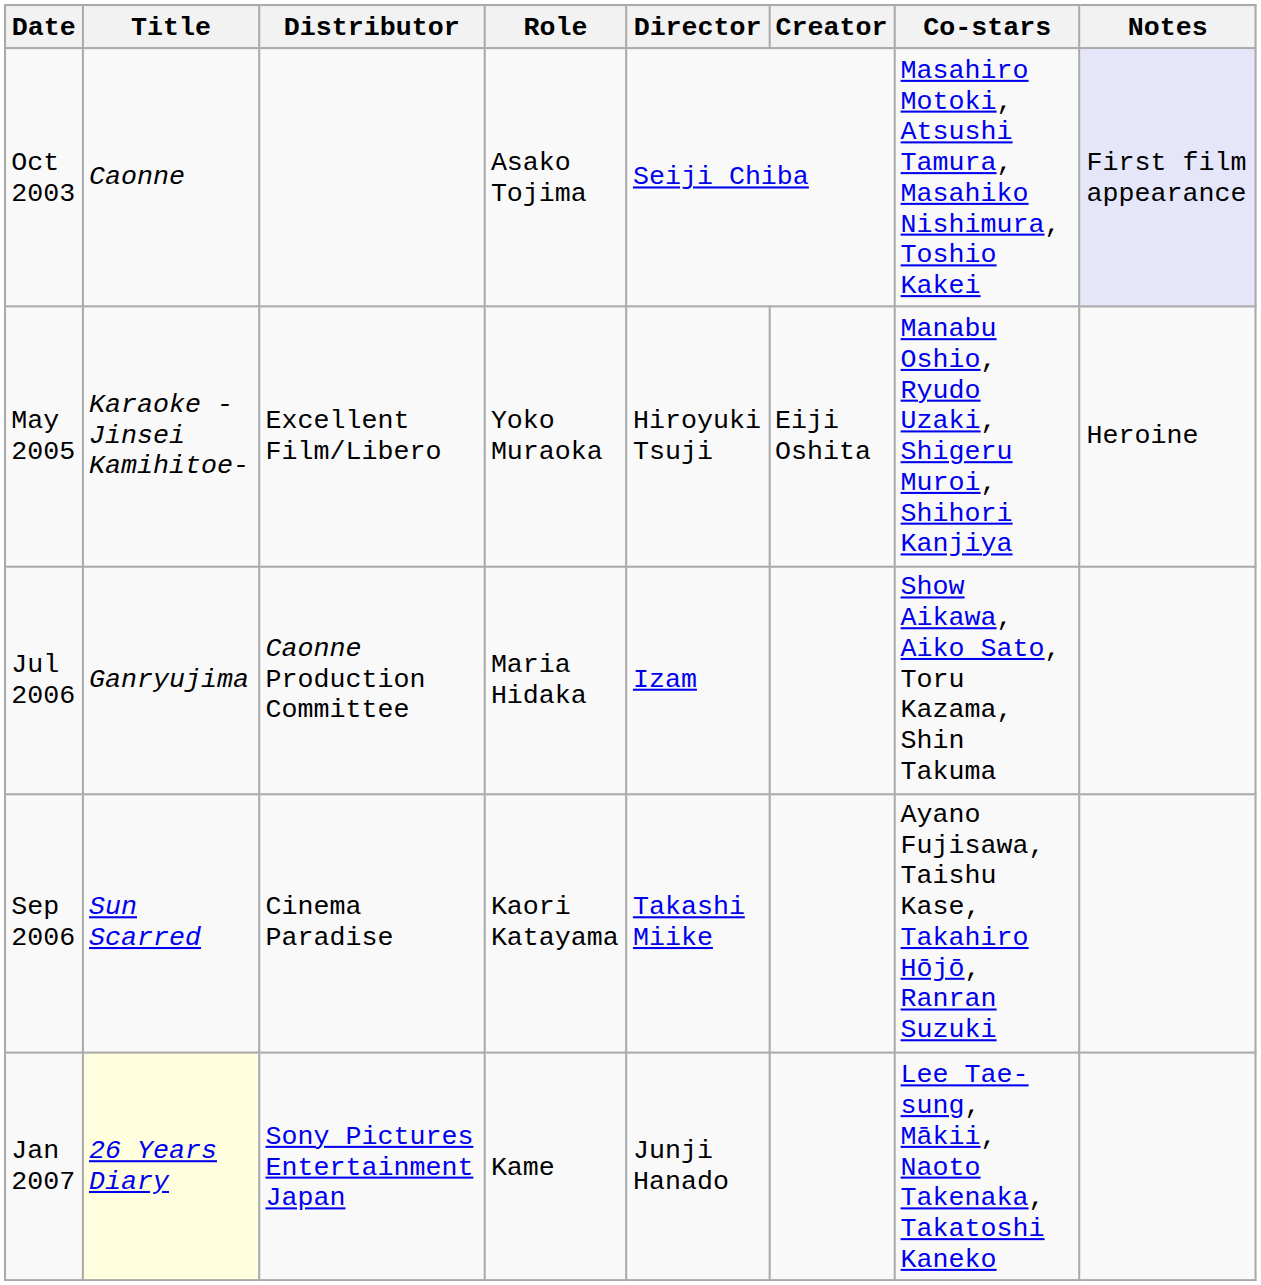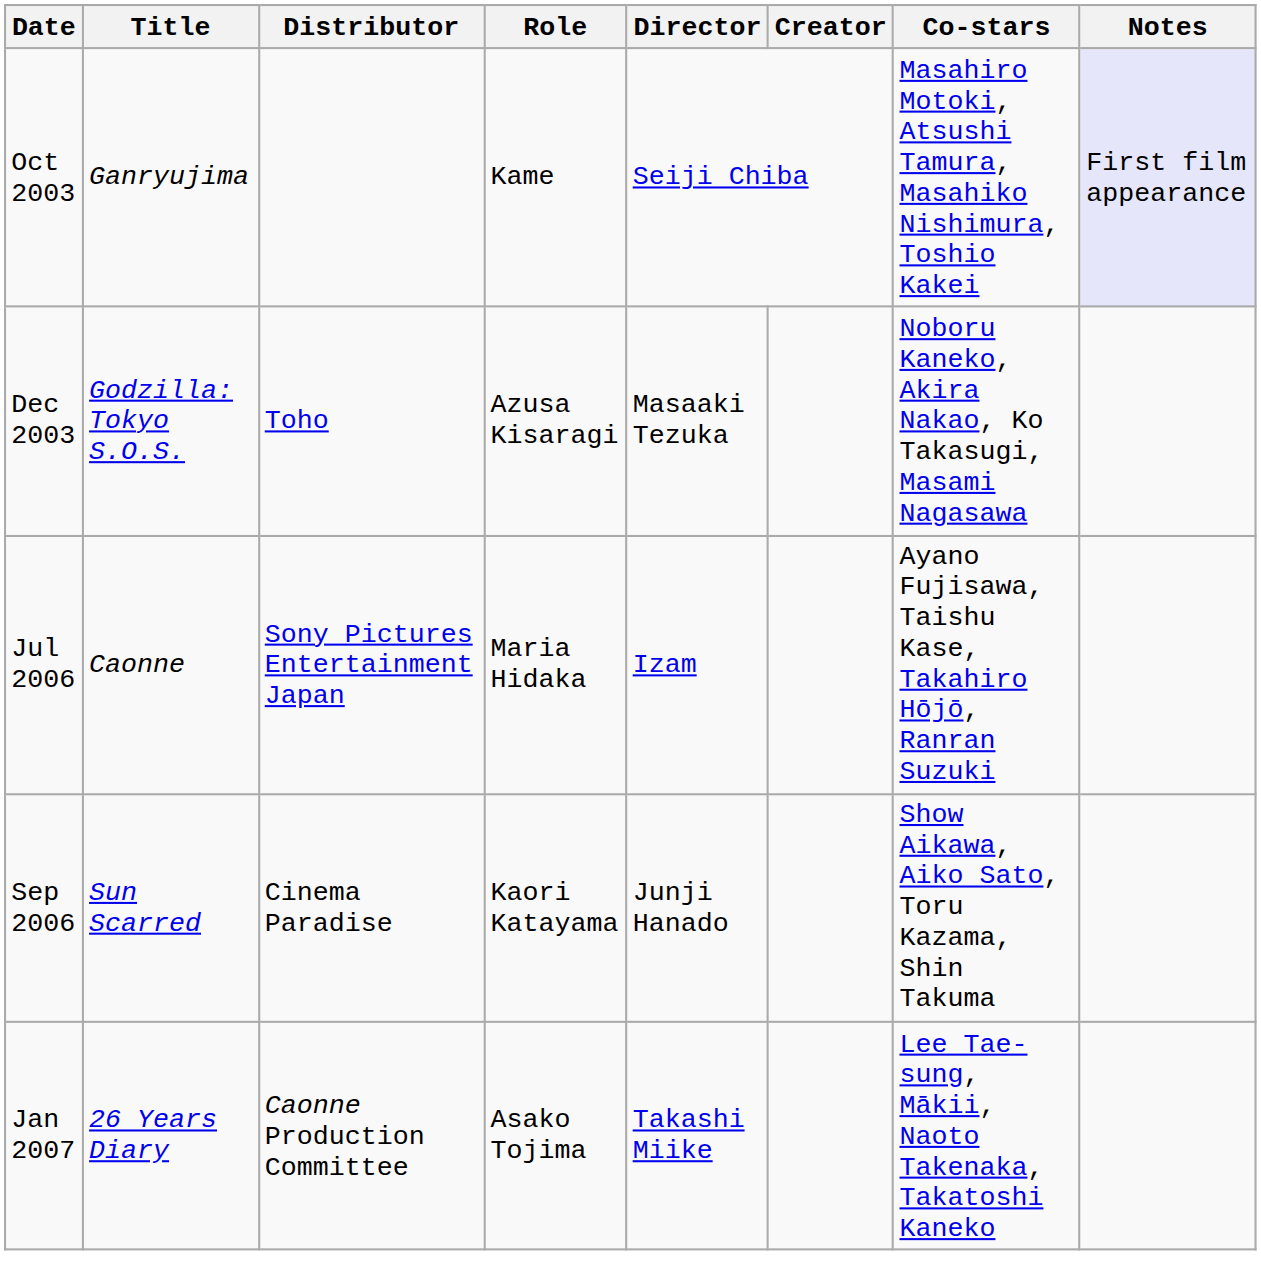(137, 178) Caonne -> (169, 178) Ganryujima
(539, 178) Asako Tojima -> (523, 178) Kame
+ row: (43, 421)
- row: (43, 436)
(169, 680) Ganryujima -> (137, 664) Caonne
(345, 680) Caonne Production Committee -> (369, 664) Sony Pictures Entertainment Japan
(981, 680) Show Aikawa, Aiko Sato, Toru Kazama, Shin Takuma -> (971, 664) Ayano Fujisawa, Taishu Kase, Takahiro Hōjō, Ranran Suzuki
(689, 923) Takashi Miike -> (681, 908) Junji Hanado
(973, 923) Ayano Fujisawa, Taishu Kase, Takahiro Hōjō, Ranran Suzuki -> (979, 908) Show Aikawa, Aiko Sato, Toru Kazama, Shin Takuma
(153, 1166) lightyellow background -> (153, 1136) no background
(369, 1166) Sony Pictures Entertainment Japan -> (345, 1136) Caonne Production Committee
(523, 1166) Kame -> (539, 1136) Asako Tojima
(681, 1166) Junji Hanado -> (689, 1136) Takashi Miike
